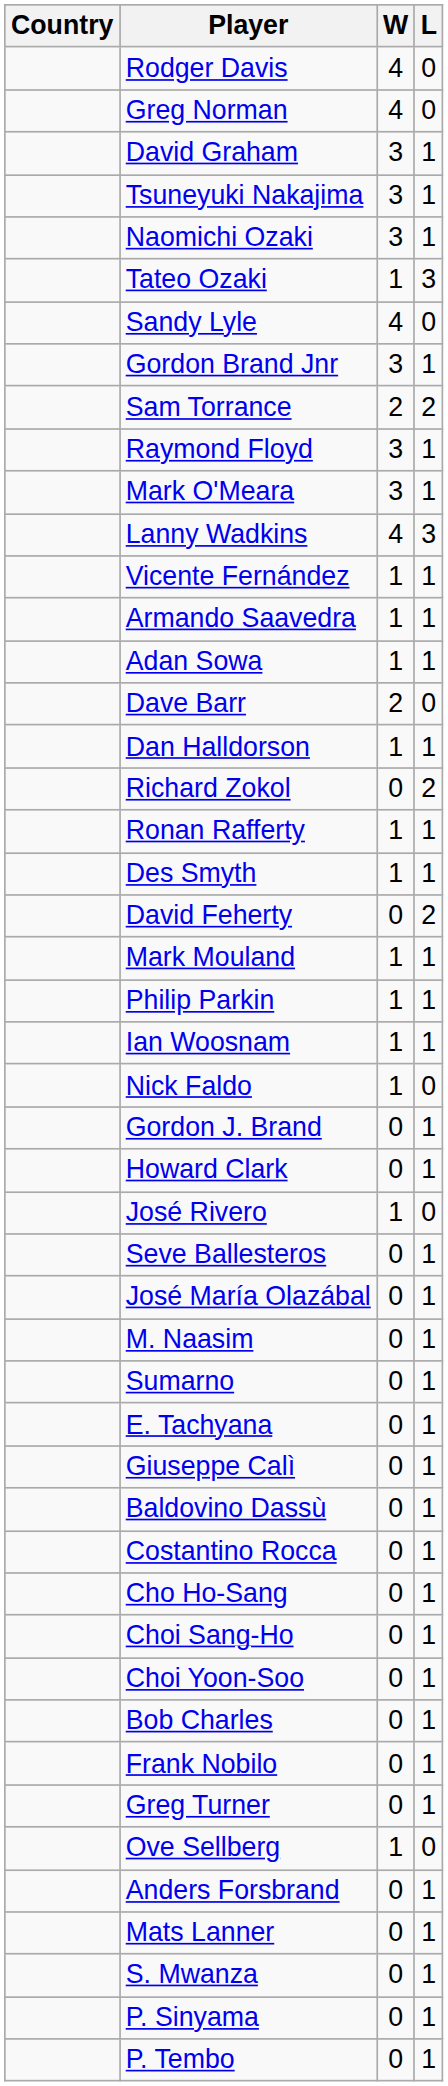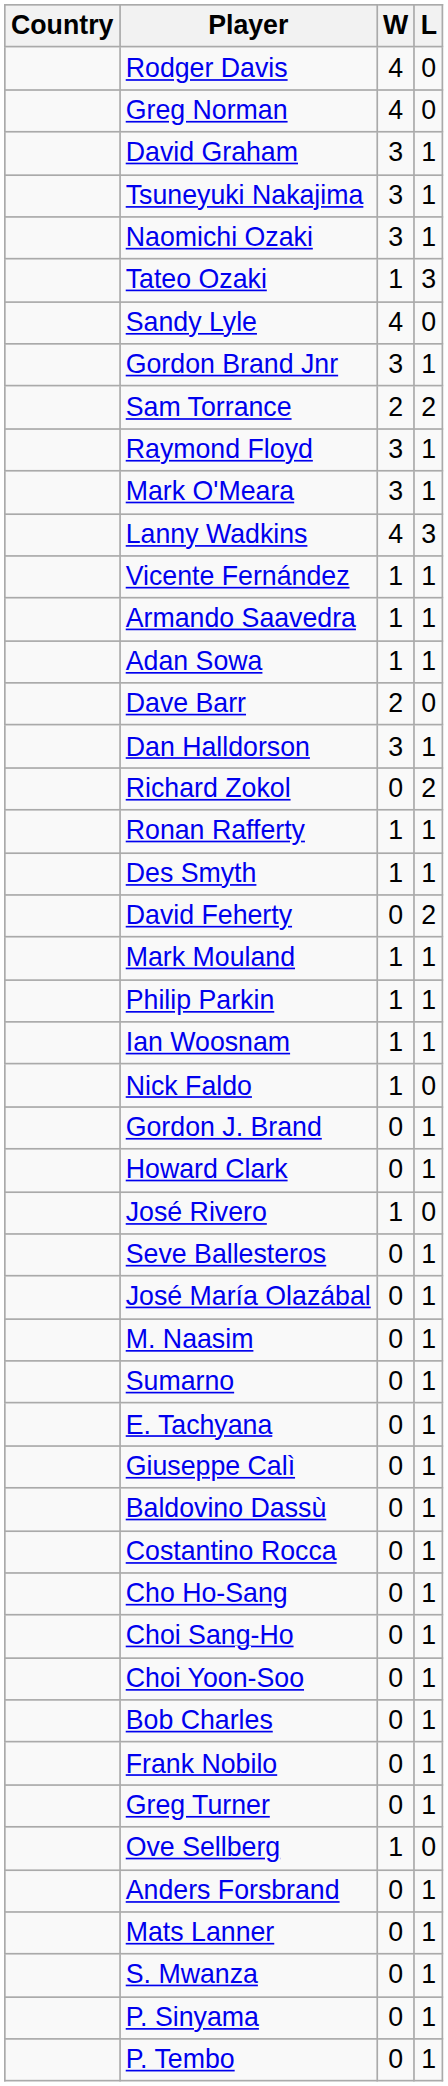(396, 746) 1 -> (396, 746) 3
